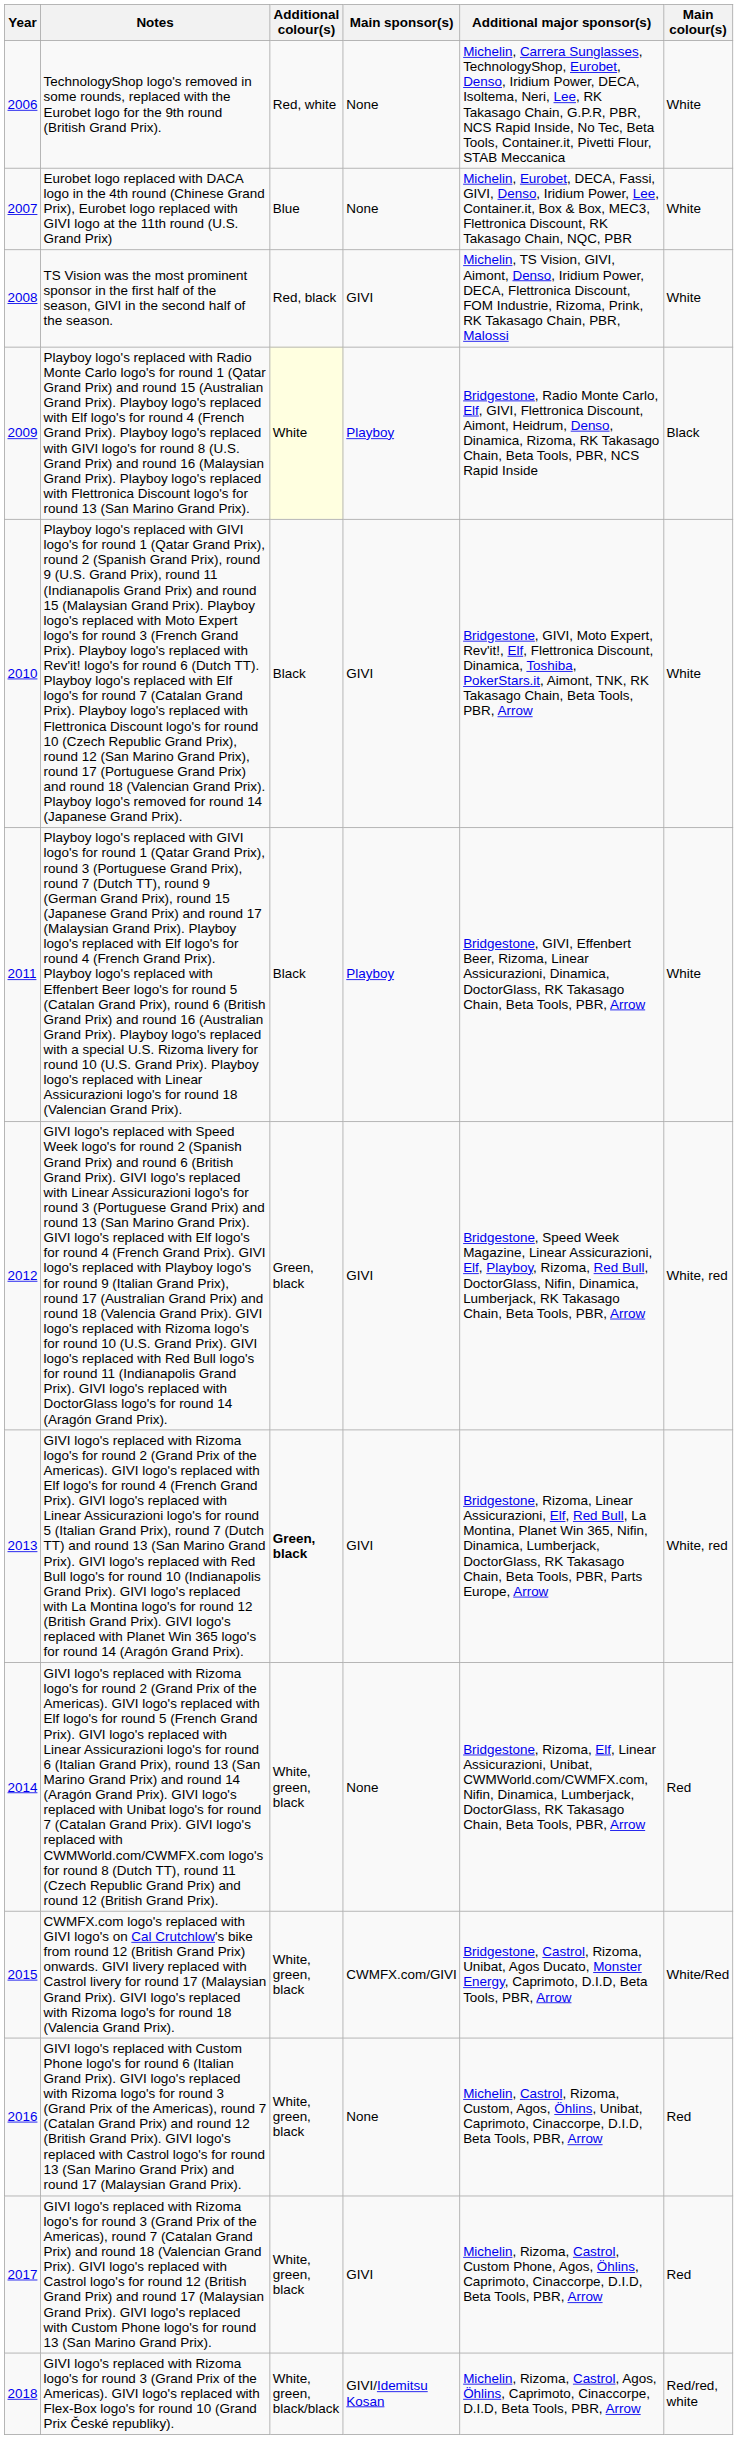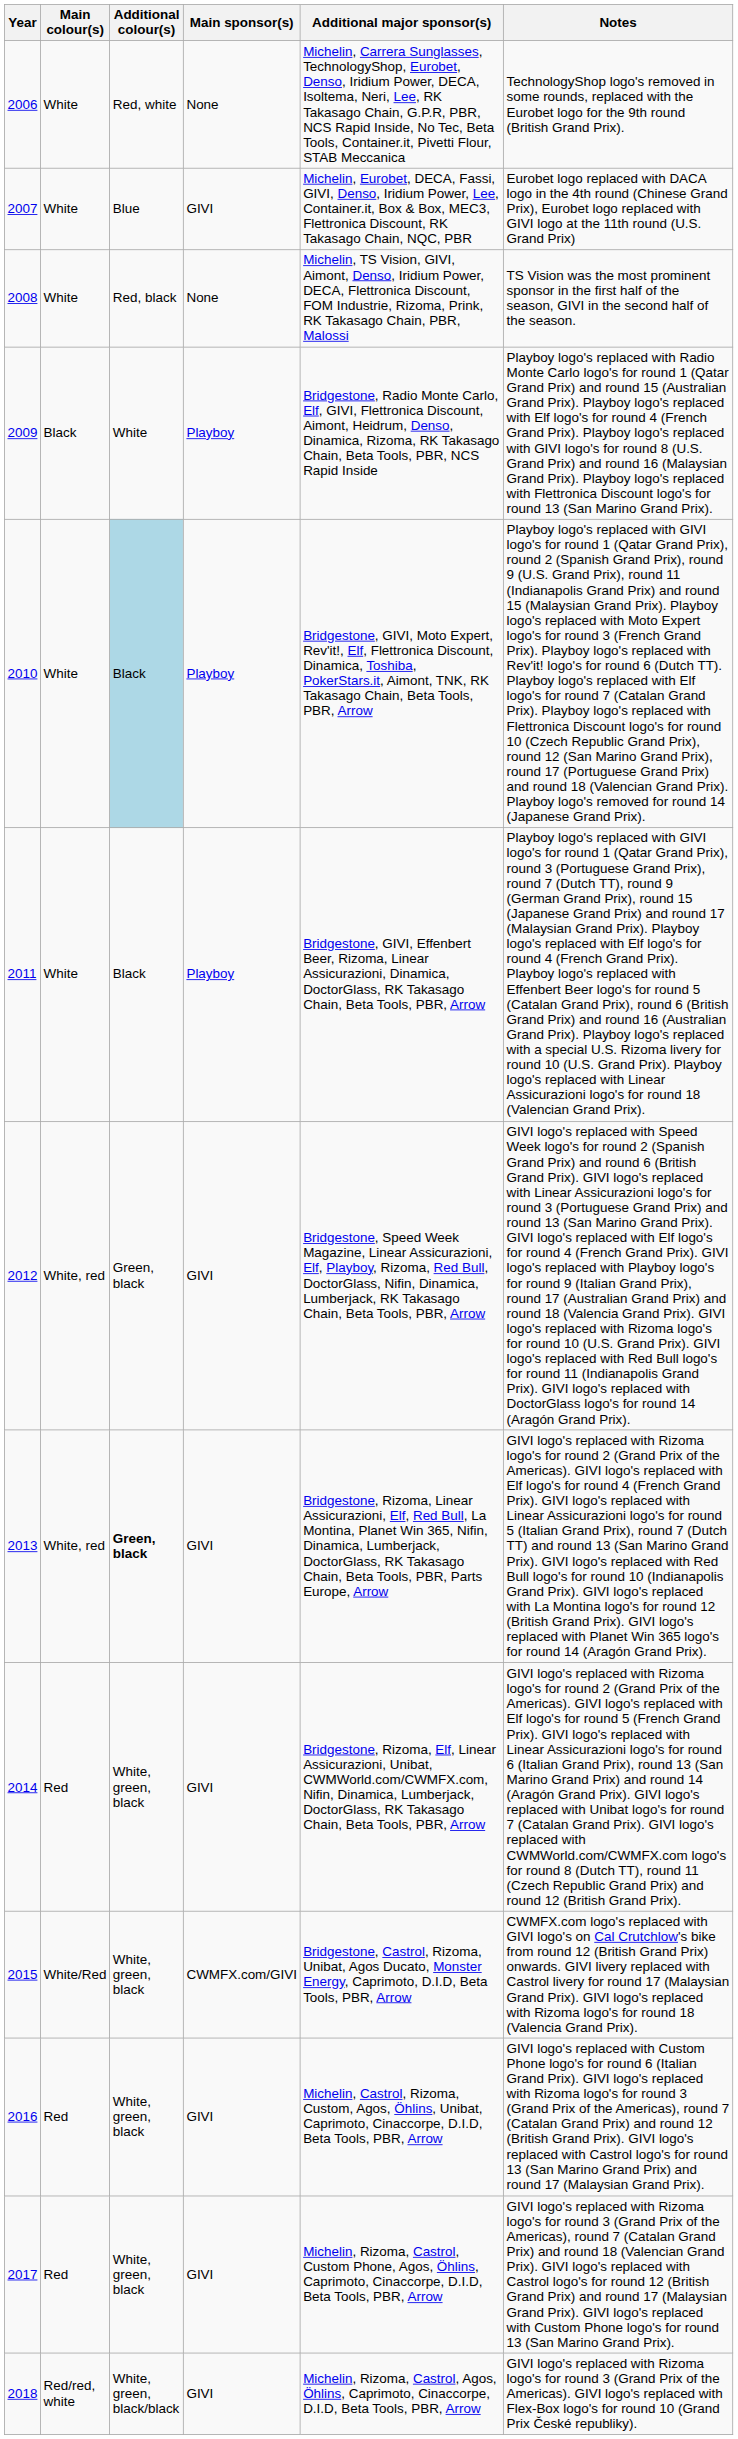columns swapped: (698, 22) <-> (155, 22)
(362, 208) None -> (200, 208) GIVI
(360, 298) GIVI -> (202, 298) None
(290, 433) lightyellow background -> (130, 433) no background
(289, 673) no background -> (129, 673) lightblue background
(360, 673) GIVI -> (210, 673) Playboy
(362, 1787) None -> (200, 1787) GIVI
(362, 2116) None -> (200, 2116) GIVI
(387, 2393) GIVI/Idemitsu Kosan -> (200, 2393) GIVI
